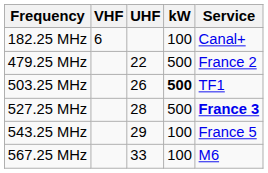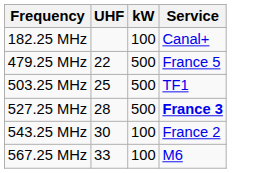- column: (109, 16)
(228, 62) France 2 -> (191, 62) France 5
(138, 86) 26 -> (102, 86) 25
(180, 86) bold -> (143, 86) normal
(138, 132) 29 -> (102, 132) 30
(228, 132) France 5 -> (191, 132) France 2
